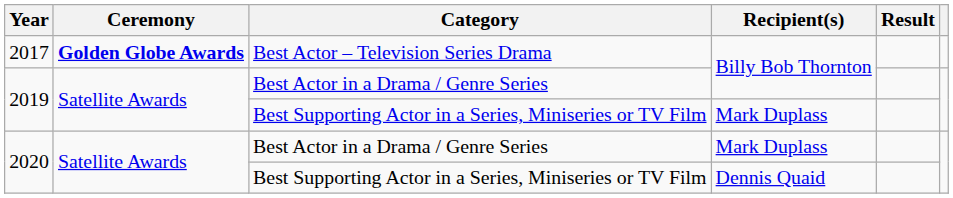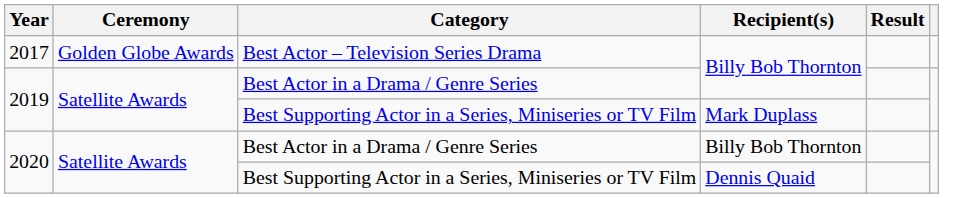(151, 51) bold -> (146, 51) normal
(772, 146) Mark Duplass -> (783, 146) Billy Bob Thornton
